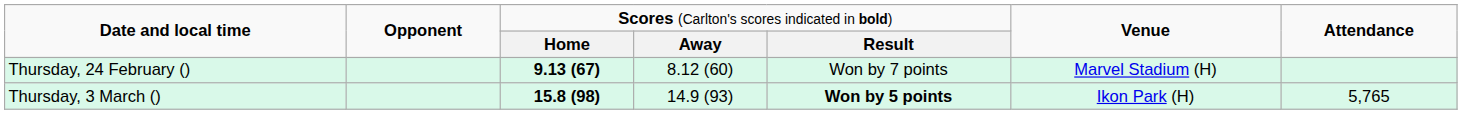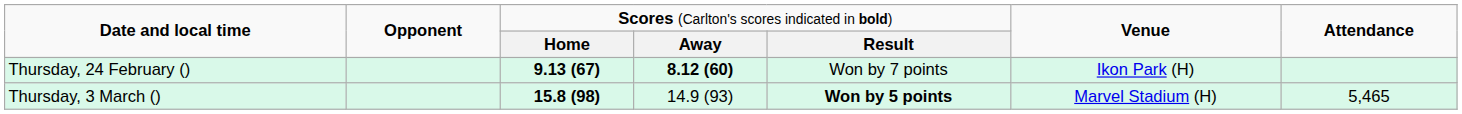(700, 70) normal -> (700, 70) bold
(1146, 70) Marvel Stadium (H) -> (1146, 70) Ikon Park (H)
(1146, 97) Ikon Park (H) -> (1146, 97) Marvel Stadium (H)
(1369, 97) 5,765 -> (1369, 97) 5,465
